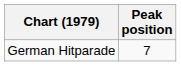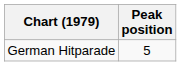(147, 50) 7 -> (147, 50) 5
